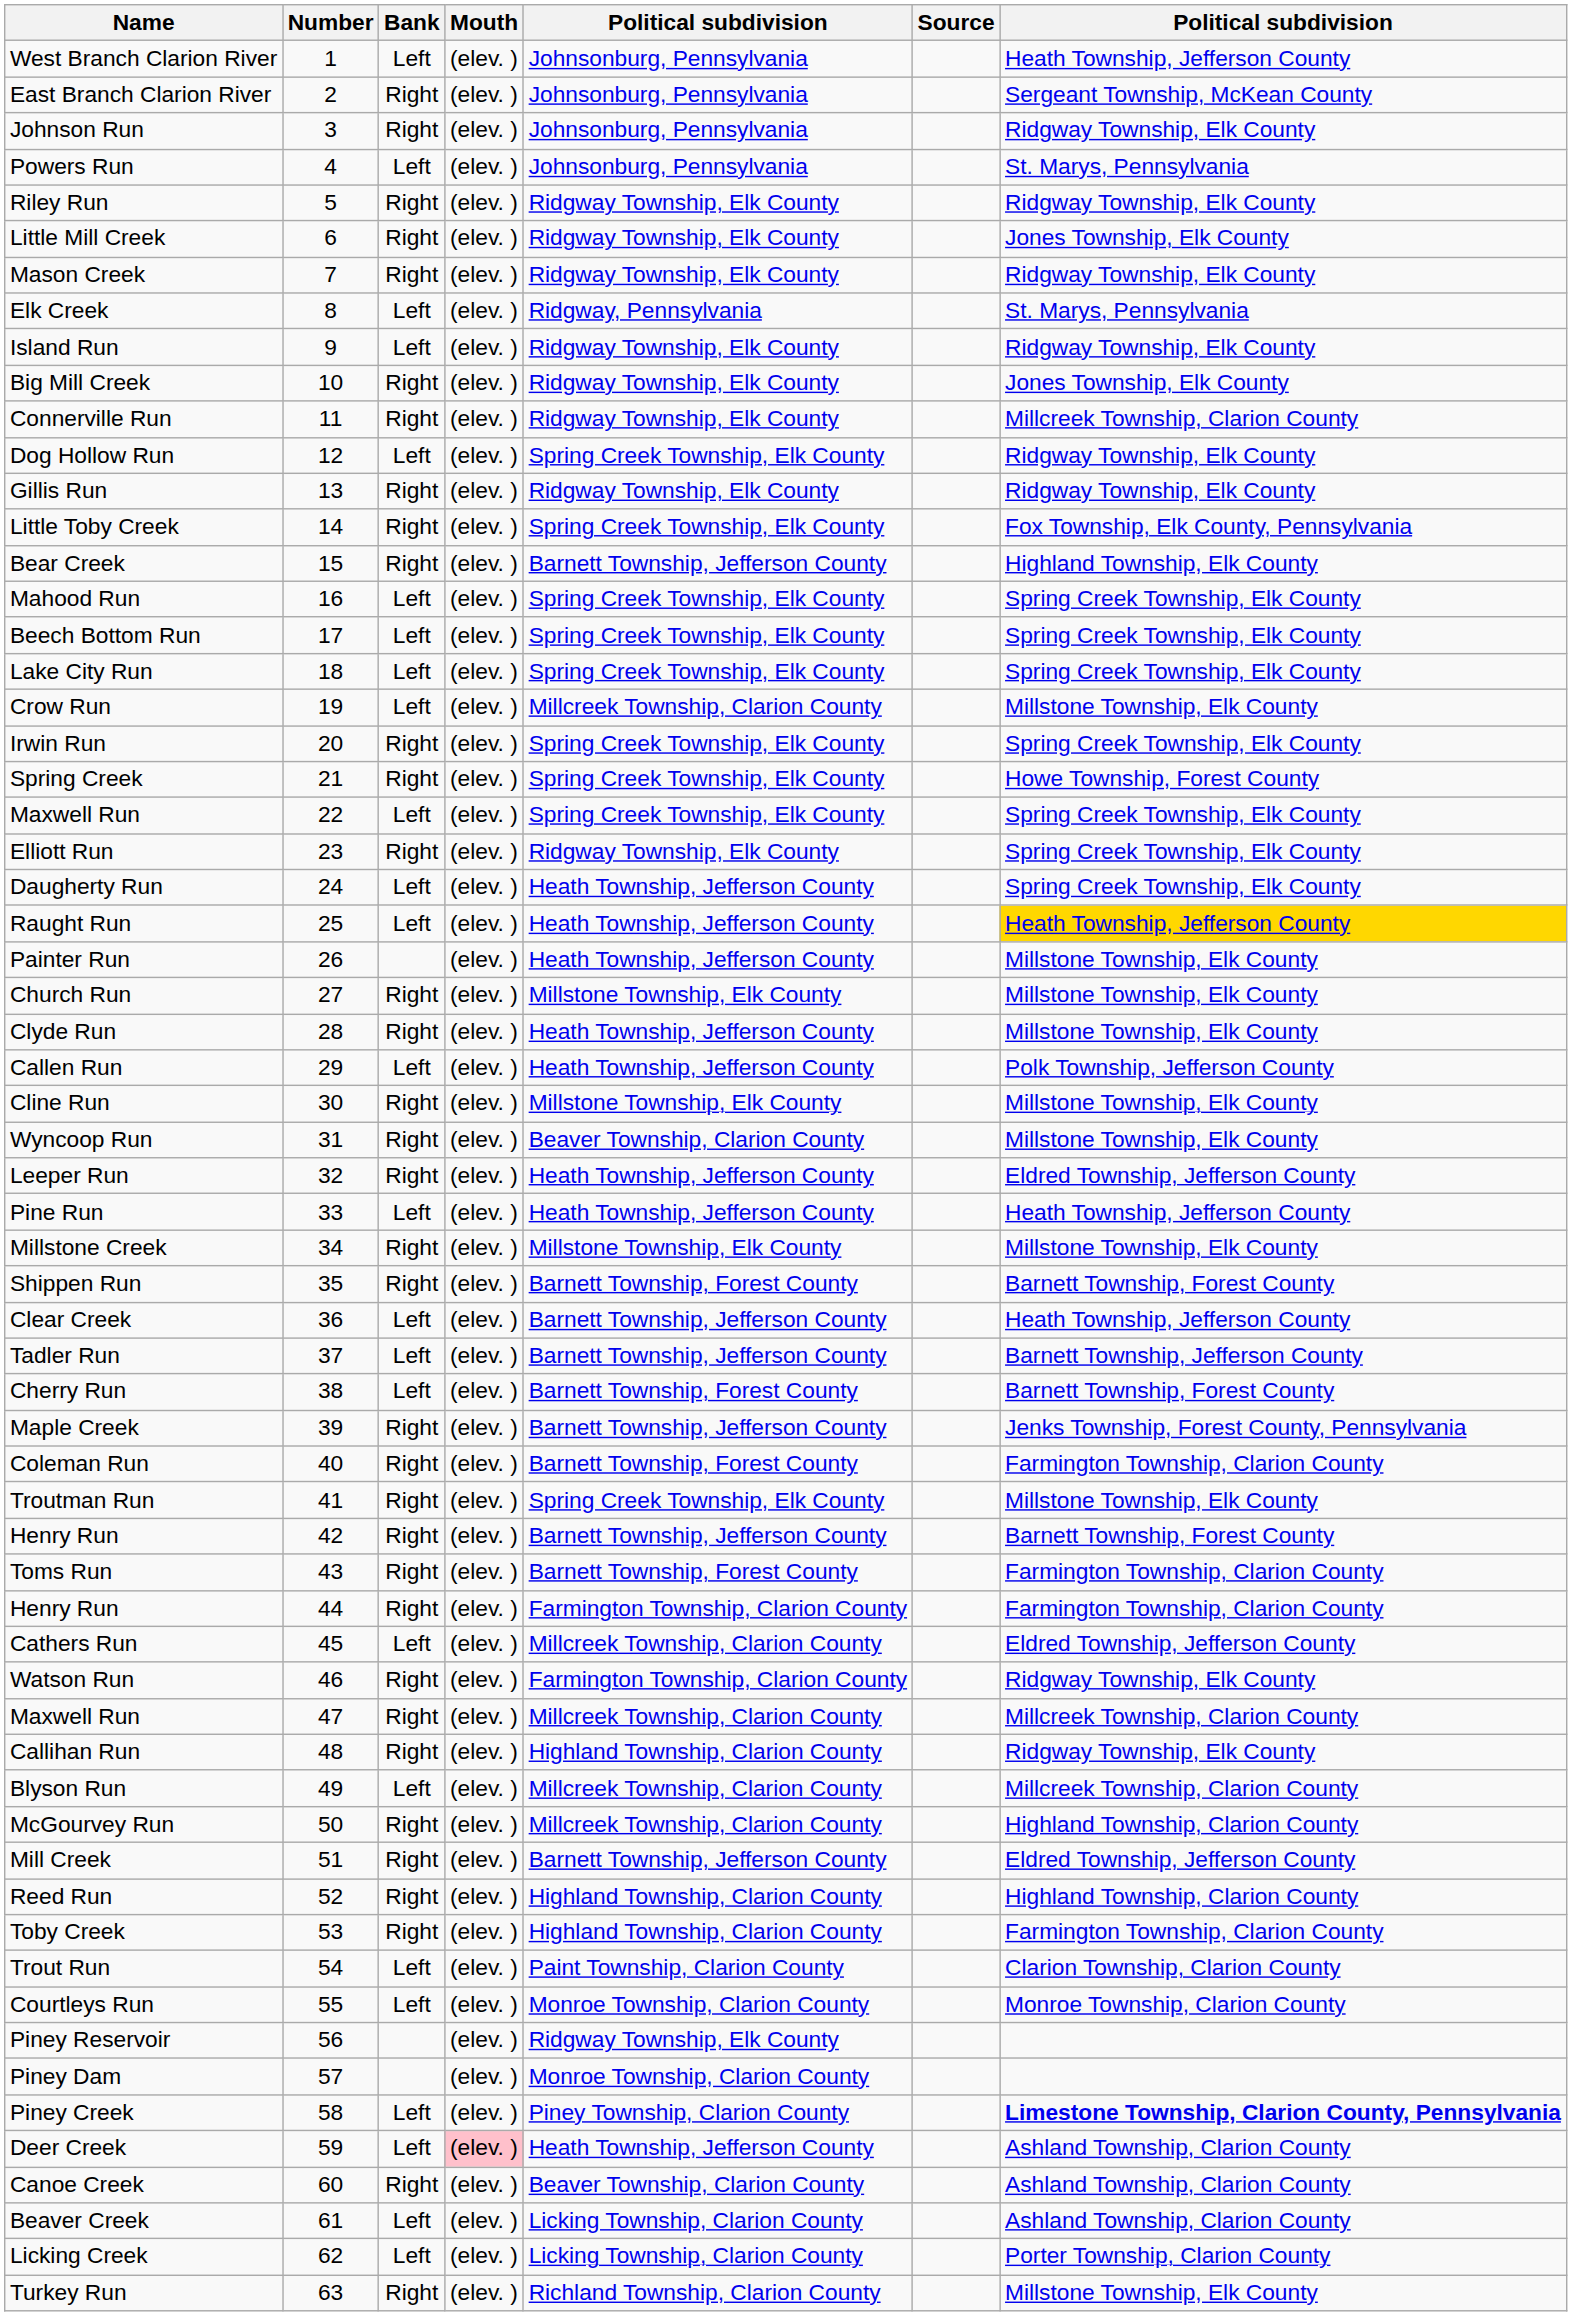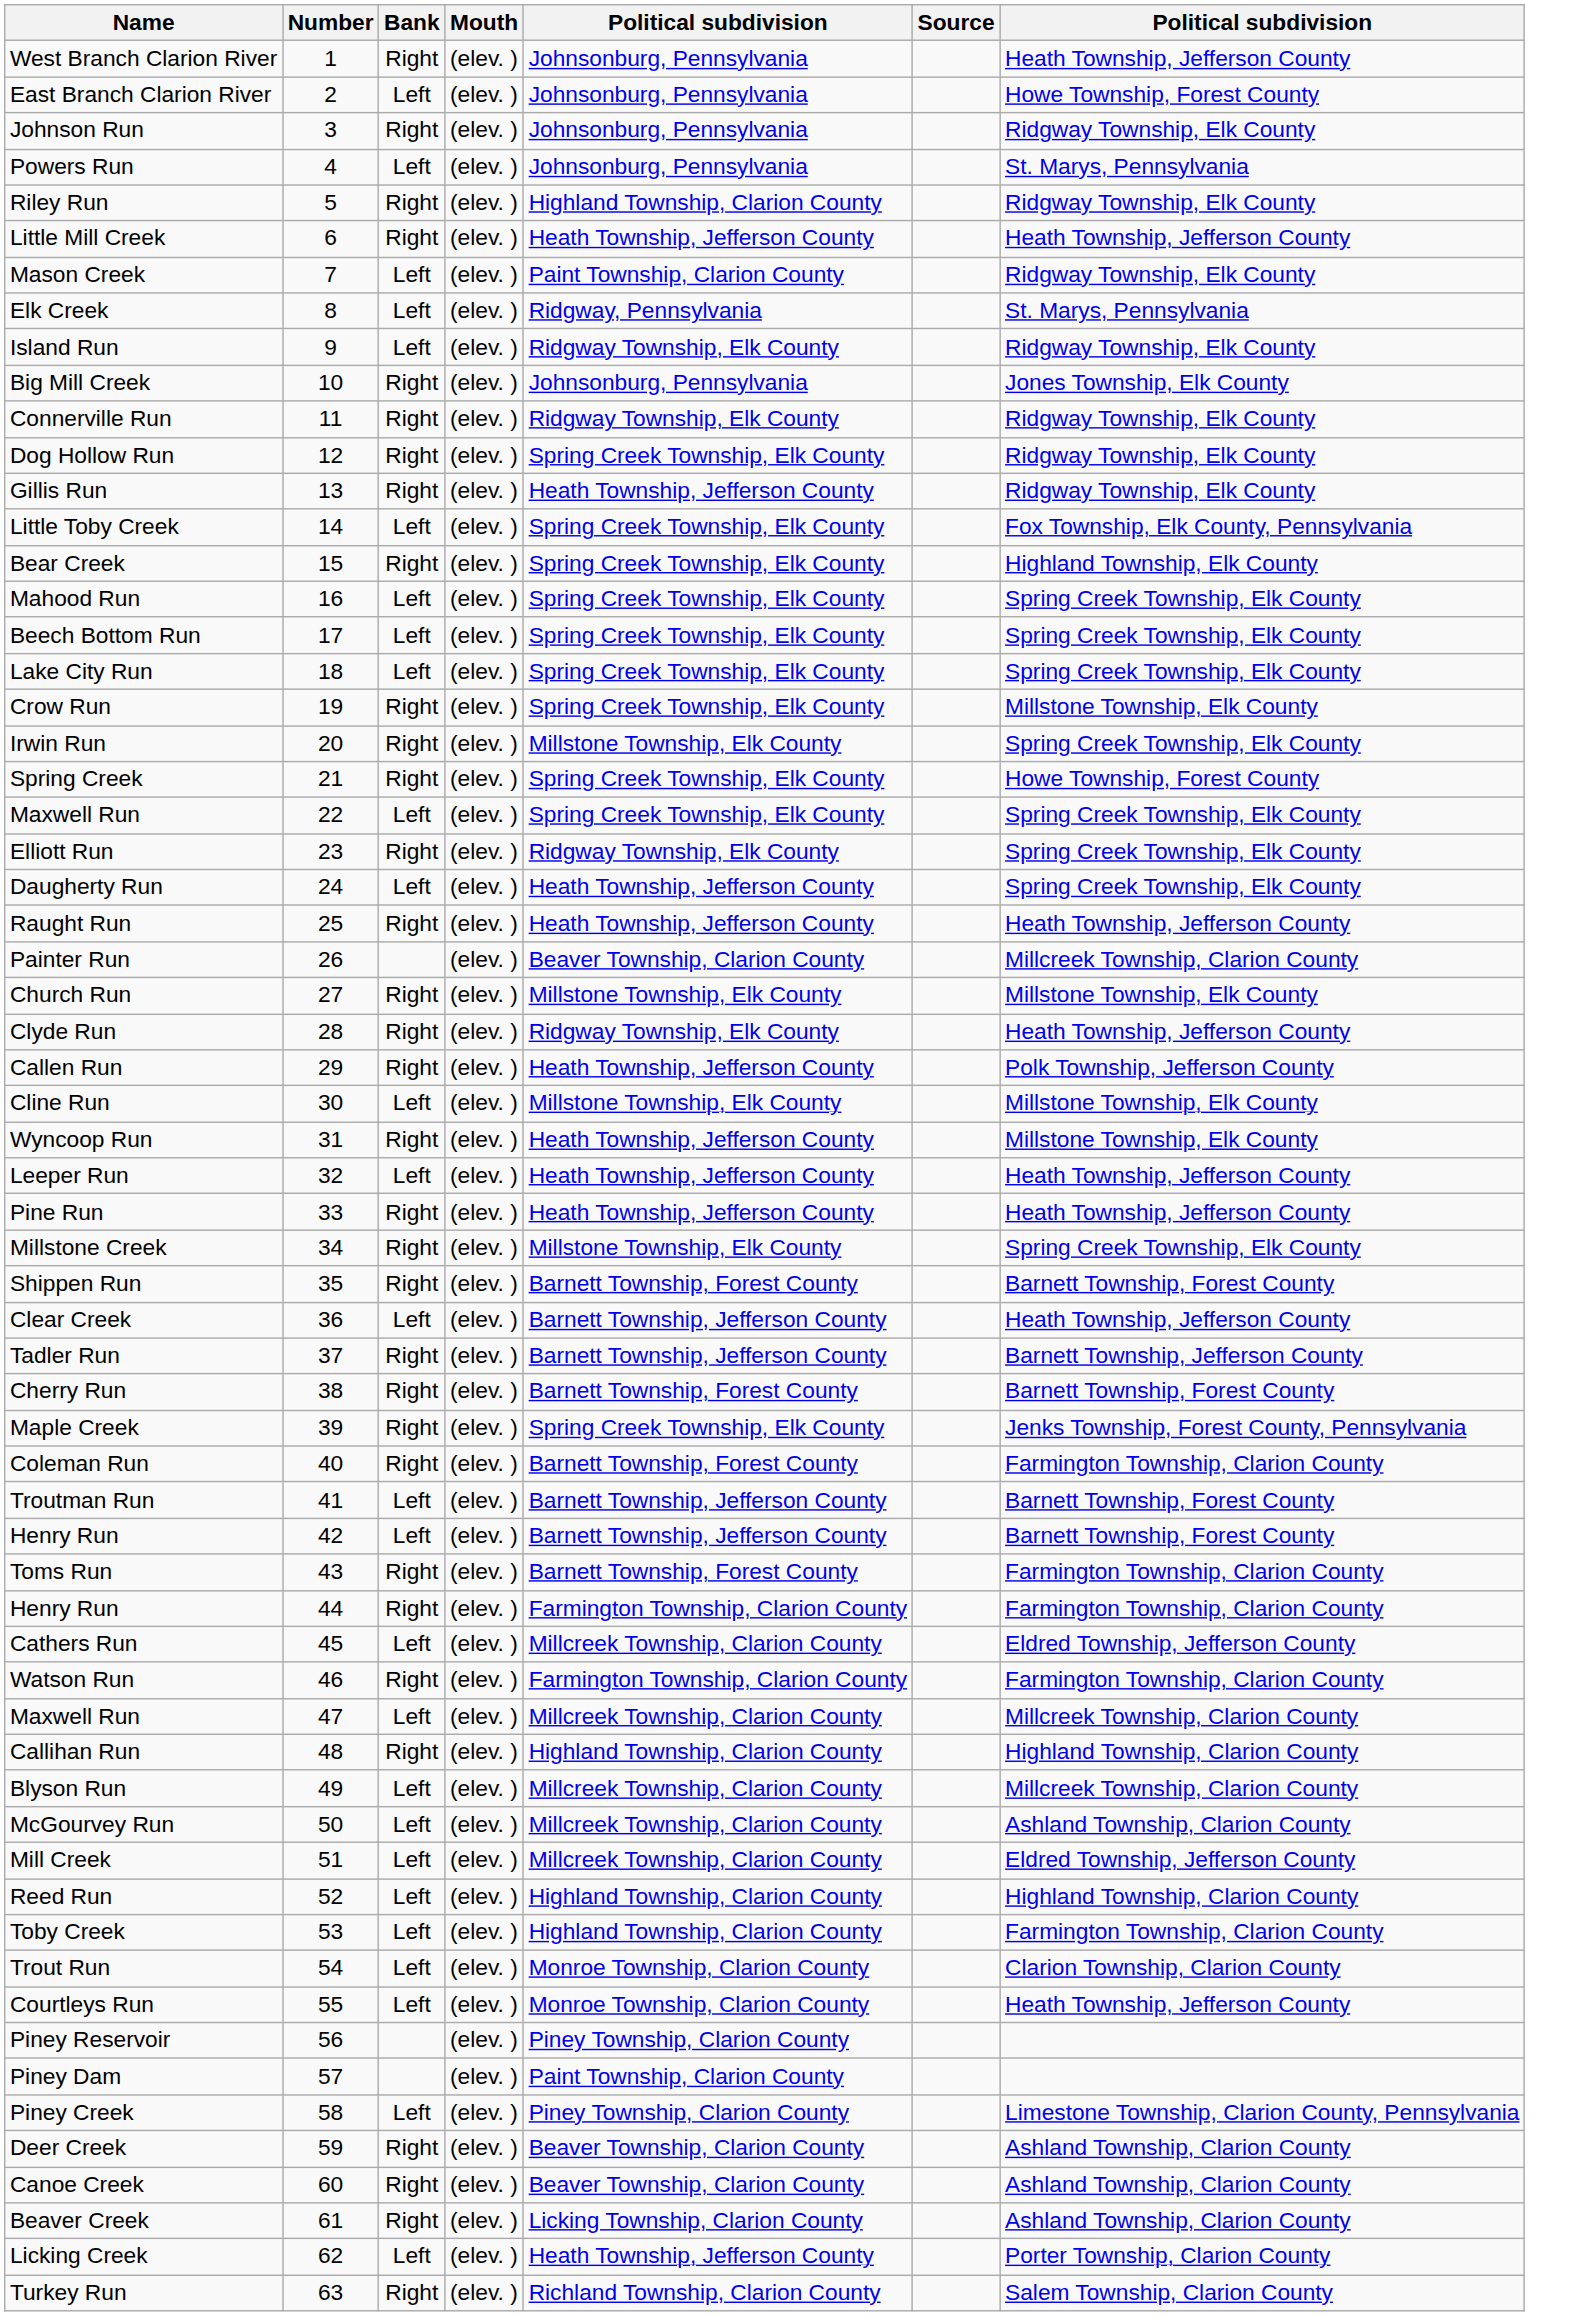(412, 58) Left -> (412, 58) Right
(412, 94) Right -> (412, 94) Left
(1189, 94) Sergeant Township, McKean County -> (1162, 94) Howe Township, Forest County
(684, 202) Ridgway Township, Elk County -> (705, 202) Highland Township, Clarion County
(684, 238) Ridgway Township, Elk County -> (701, 238) Heath Township, Jefferson County
(1147, 238) Jones Township, Elk County -> (1178, 238) Heath Township, Jefferson County
(412, 274) Right -> (412, 274) Left
(684, 274) Ridgway Township, Elk County -> (686, 274) Paint Township, Clarion County
(684, 382) Ridgway Township, Elk County -> (668, 382) Johnsonburg, Pennsylvania
(1182, 418) Millcreek Township, Clarion County -> (1160, 418) Ridgway Township, Elk County
(412, 454) Left -> (412, 454) Right
(684, 490) Ridgway Township, Elk County -> (701, 490) Heath Township, Jefferson County
(412, 526) Right -> (412, 526) Left
(708, 563) Barnett Township, Jefferson County -> (707, 563) Spring Creek Township, Elk County
(412, 707) Left -> (412, 707) Right
(705, 707) Millcreek Township, Clarion County -> (707, 707) Spring Creek Township, Elk County
(707, 743) Spring Creek Township, Elk County -> (685, 743) Millstone Township, Elk County
(412, 923) Left -> (412, 923) Right
(1178, 923) gold background -> (1178, 923) no background
(701, 959) Heath Township, Jefferson County -> (696, 959) Beaver Township, Clarion County
(1161, 959) Millstone Township, Elk County -> (1182, 959) Millcreek Township, Clarion County
(701, 1031) Heath Township, Jefferson County -> (684, 1031) Ridgway Township, Elk County
(1161, 1031) Millstone Township, Elk County -> (1178, 1031) Heath Township, Jefferson County
(412, 1067) Left -> (412, 1067) Right
(412, 1103) Right -> (412, 1103) Left
(696, 1139) Beaver Township, Clarion County -> (701, 1139) Heath Township, Jefferson County
(412, 1175) Right -> (412, 1175) Left
(1180, 1175) Eldred Township, Jefferson County -> (1178, 1175) Heath Township, Jefferson County
(412, 1211) Left -> (412, 1211) Right
(1161, 1247) Millstone Township, Elk County -> (1183, 1247) Spring Creek Township, Elk County
(412, 1355) Left -> (412, 1355) Right
(412, 1391) Left -> (412, 1391) Right
(708, 1427) Barnett Township, Jefferson County -> (707, 1427) Spring Creek Township, Elk County
(412, 1499) Right -> (412, 1499) Left
(707, 1499) Spring Creek Township, Elk County -> (708, 1499) Barnett Township, Jefferson County
(1161, 1499) Millstone Township, Elk County -> (1170, 1499) Barnett Township, Forest County
(412, 1535) Right -> (412, 1535) Left
(1160, 1680) Ridgway Township, Elk County -> (1194, 1680) Farmington Township, Clarion County
(412, 1716) Right -> (412, 1716) Left
(1160, 1752) Ridgway Township, Elk County -> (1182, 1752) Highland Township, Clarion County
(412, 1824) Right -> (412, 1824) Left
(1182, 1824) Highland Township, Clarion County -> (1178, 1824) Ashland Township, Clarion County
(412, 1860) Right -> (412, 1860) Left
(708, 1860) Barnett Township, Jefferson County -> (705, 1860) Millcreek Township, Clarion County
(412, 1896) Right -> (412, 1896) Left
(412, 1932) Right -> (412, 1932) Left
(686, 1968) Paint Township, Clarion County -> (699, 1968) Monroe Township, Clarion County
(1175, 2004) Monroe Township, Clarion County -> (1178, 2004) Heath Township, Jefferson County
(684, 2040) Ridgway Township, Elk County -> (689, 2040) Piney Township, Clarion County
(699, 2076) Monroe Township, Clarion County -> (686, 2076) Paint Township, Clarion County
(1283, 2112) bold -> (1262, 2112) normal
(412, 2148) Left -> (412, 2148) Right
(484, 2148) pink background -> (484, 2148) no background
(701, 2148) Heath Township, Jefferson County -> (696, 2148) Beaver Township, Clarion County
(412, 2220) Left -> (412, 2220) Right
(696, 2256) Licking Township, Clarion County -> (701, 2256) Heath Township, Jefferson County
(1161, 2292) Millstone Township, Elk County -> (1169, 2292) Salem Township, Clarion County
